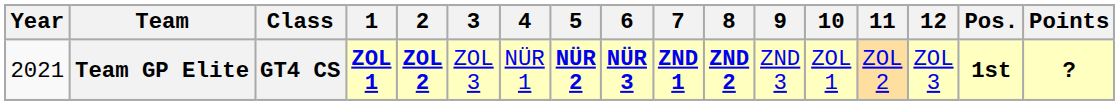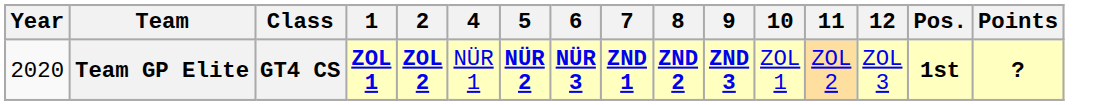- column: (474, 23)
(37, 70) 2021 -> (37, 70) 2020
(780, 70) normal -> (729, 70) bold
